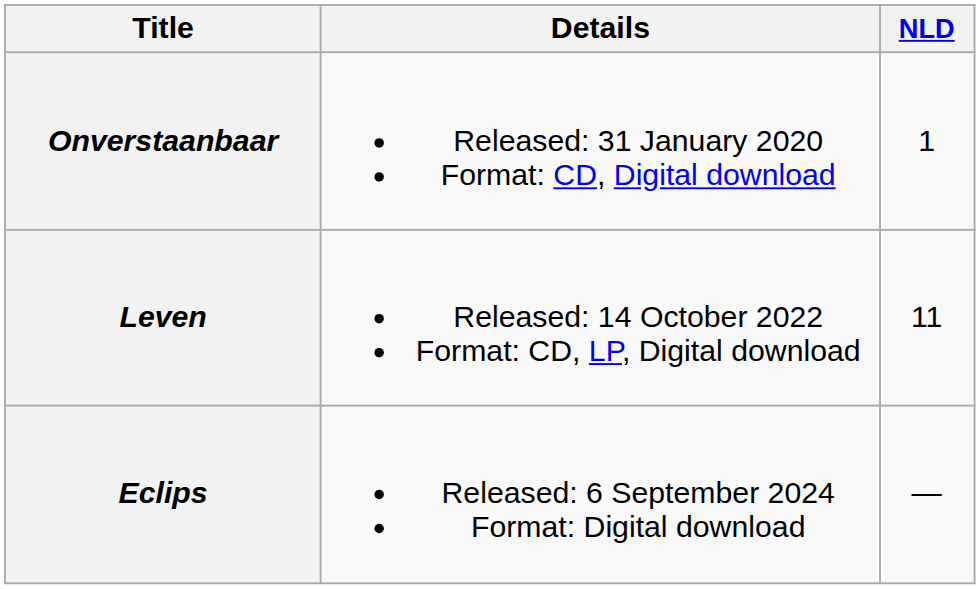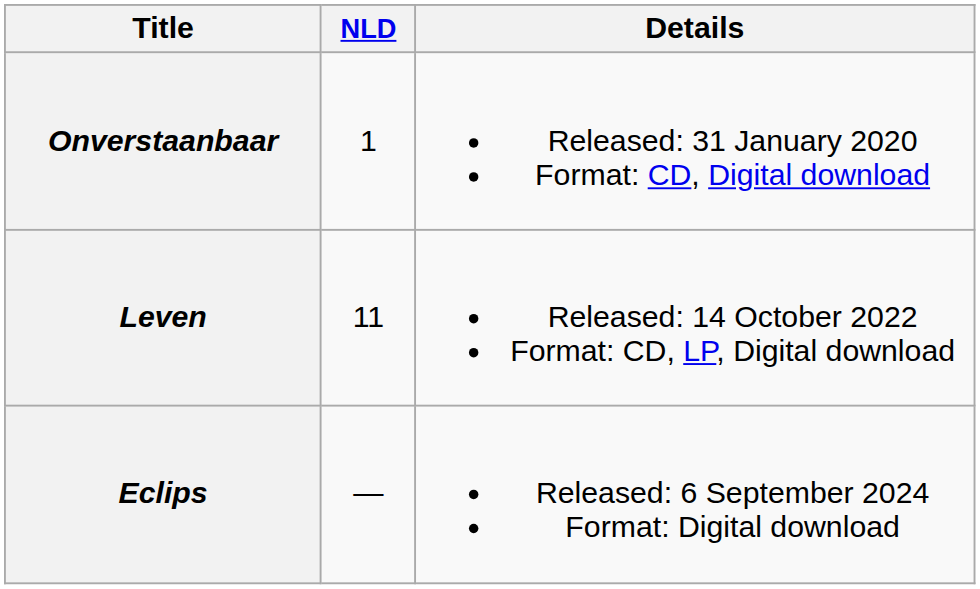columns swapped: (600, 28) <-> (927, 29)
